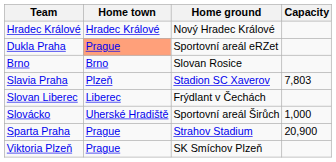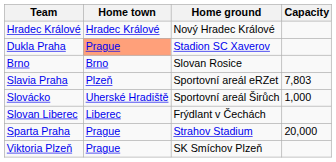(226, 47) Sportovní areál eRZet -> (222, 47) Stadion SC Xaverov
(222, 81) Stadion SC Xaverov -> (226, 81) Sportovní areál eRZet
rows swapped: (42, 98) <-> (29, 115)
(301, 132) 20,900 -> (301, 132) 20,000
